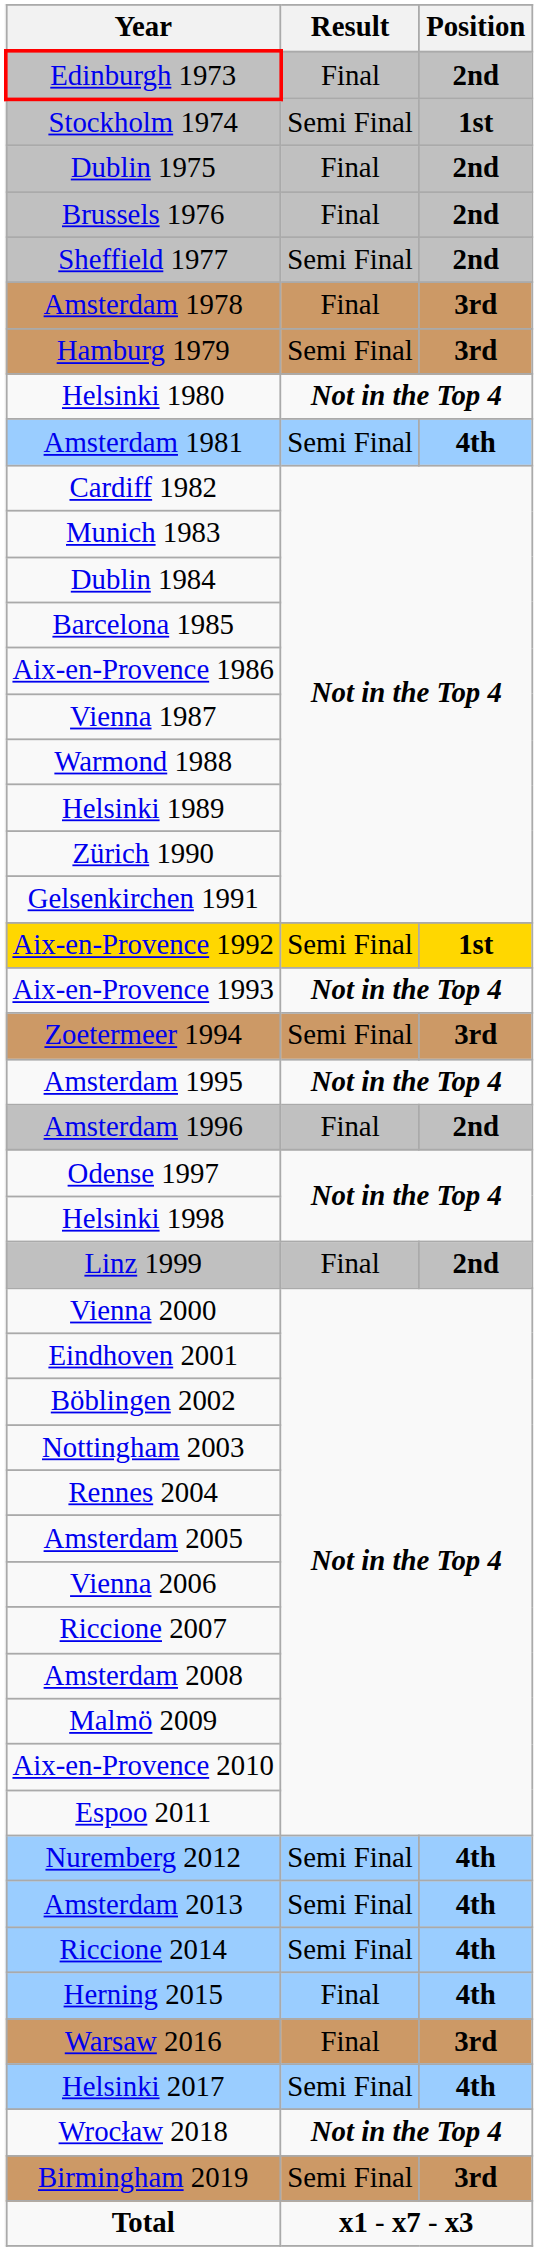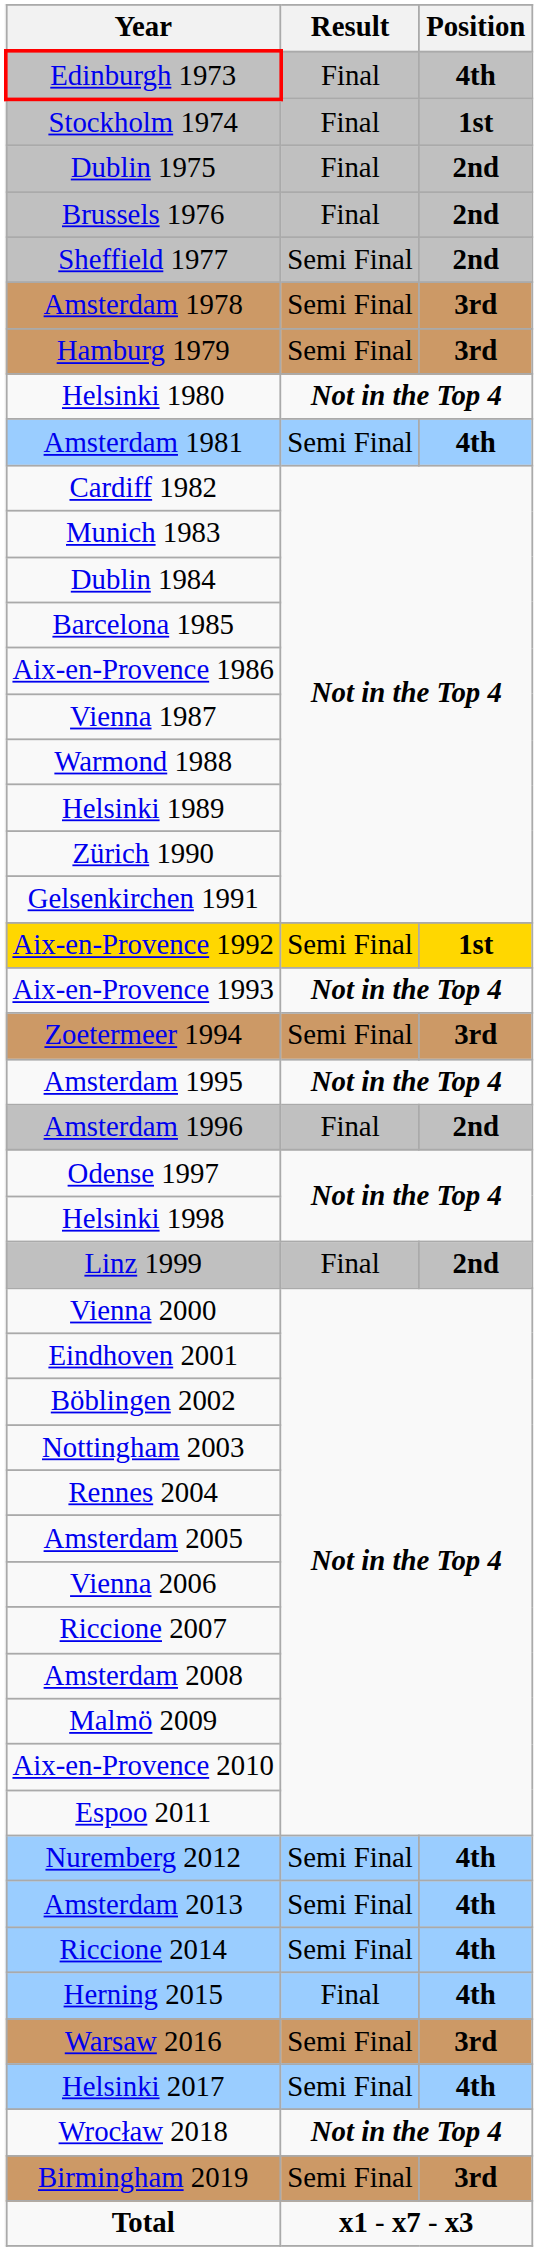(476, 74) 2nd -> (476, 74) 4th
(350, 121) Semi Final -> (350, 121) Final
(350, 304) Final -> (350, 304) Semi Final
(350, 2040) Final -> (350, 2040) Semi Final
